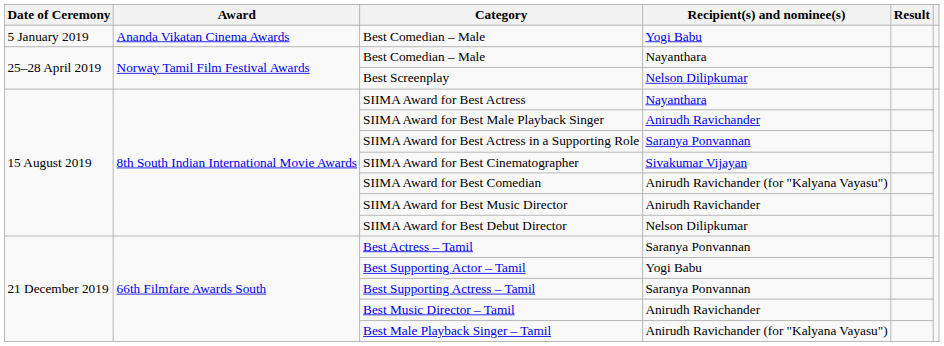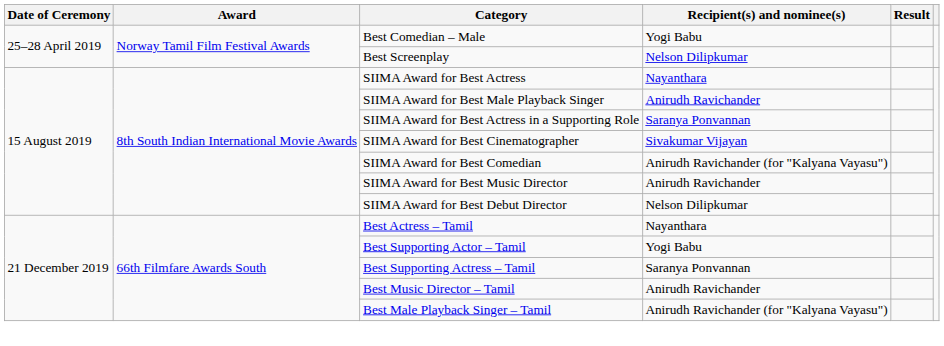- row: (48, 36)
(676, 57) Nayanthara -> (674, 36) Yogi Babu
(698, 246) Saranya Ponvannan -> (676, 225) Nayanthara
